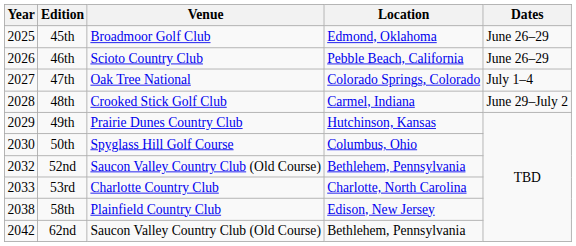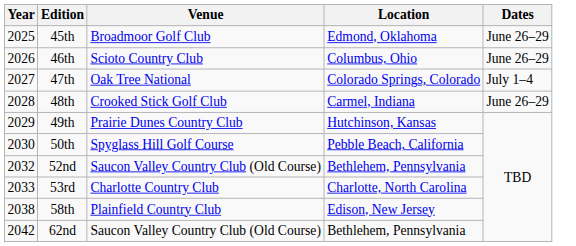(395, 58) Pebble Beach, California -> (372, 58) Columbus, Ohio
(527, 101) June 29–July 2 -> (518, 101) June 26–29
(372, 144) Columbus, Ohio -> (395, 144) Pebble Beach, California
